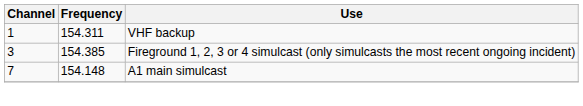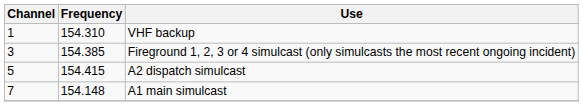(82, 33) 154.311 -> (83, 33) 154.310
+ row: (187, 71)
